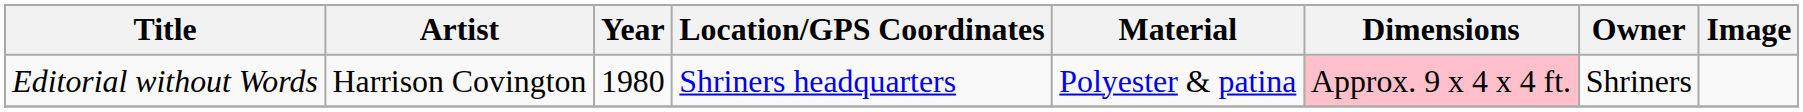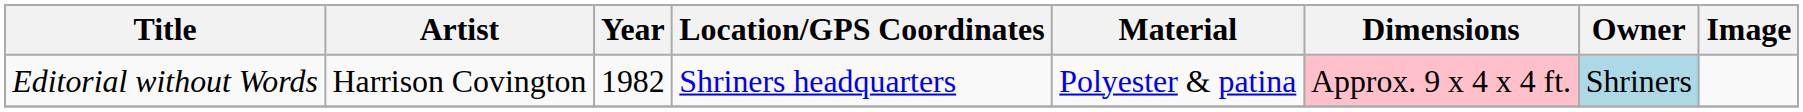(633, 80) 1980 -> (633, 80) 1982
(1639, 80) no background -> (1639, 80) lightblue background
